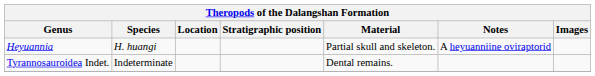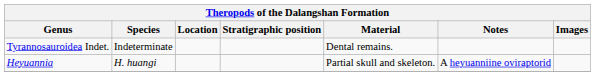rows swapped: (30, 46) <-> (58, 63)
